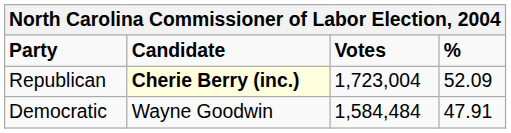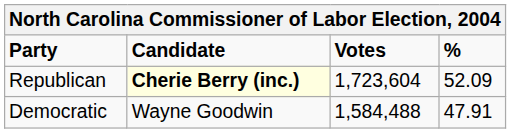(378, 81) 1,723,004 -> (378, 81) 1,723,604
(378, 111) 1,584,484 -> (378, 111) 1,584,488
